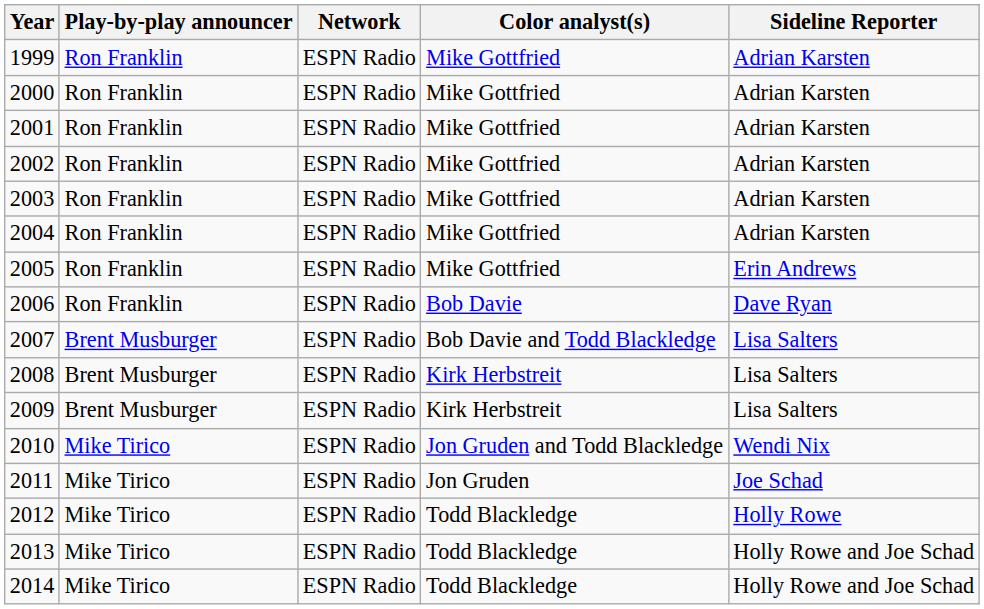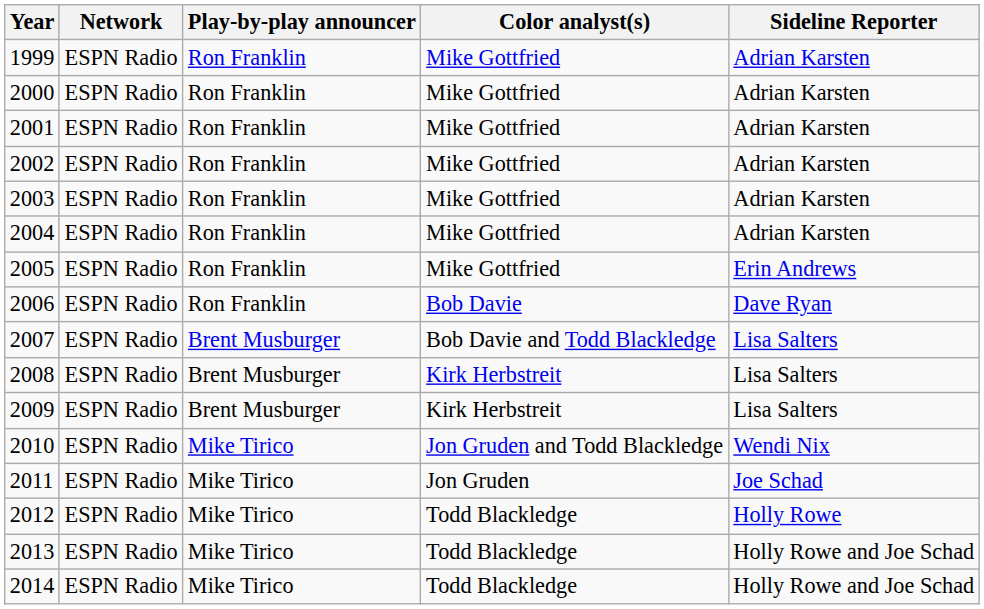columns swapped: (359, 22) <-> (179, 22)
